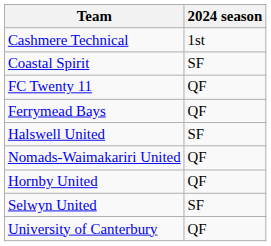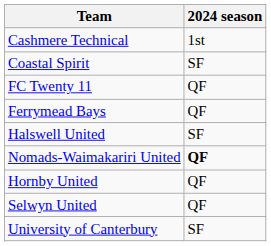(197, 157) normal -> (198, 157) bold
(196, 205) SF -> (197, 205) QF
(197, 228) QF -> (196, 228) SF
